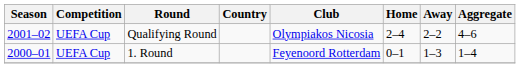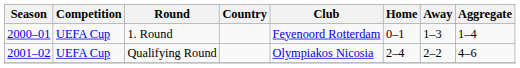rows swapped: (150, 53) <-> (172, 33)
